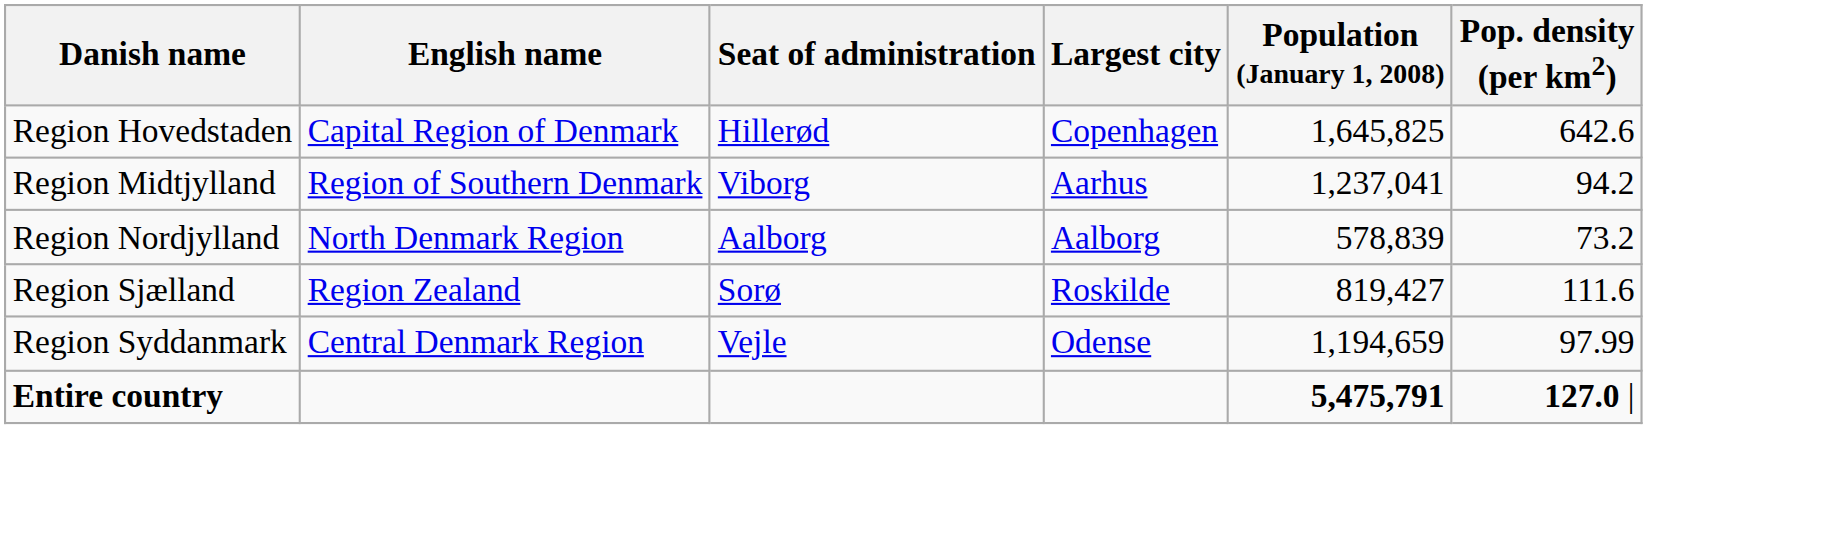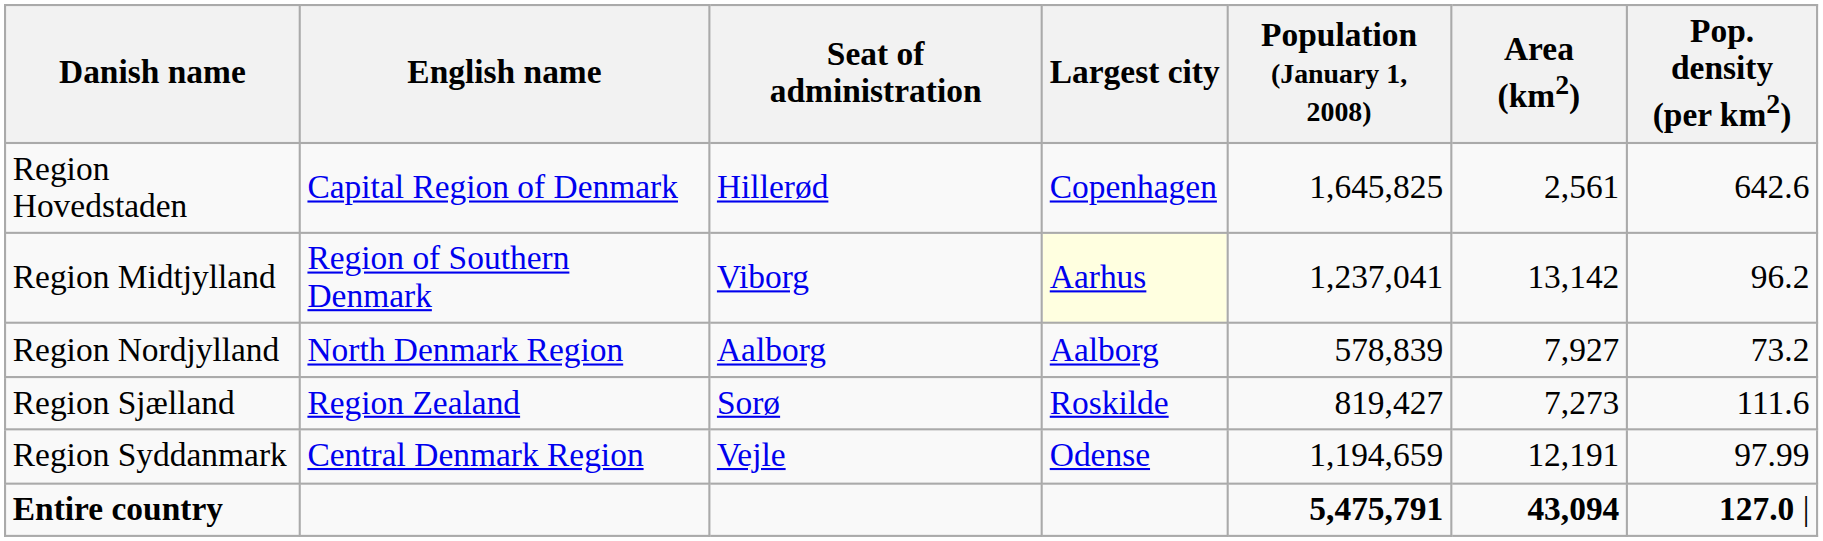+ column: (1539, 73)
(1099, 183) no background -> (1098, 277) lightyellow background
(1605, 183) 94.2 -> (1780, 277) 96.2
